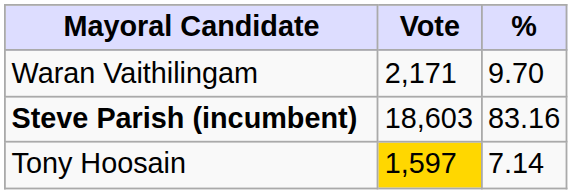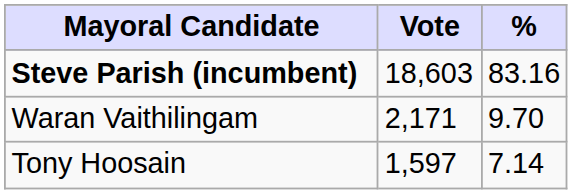rows swapped: (184, 118) <-> (135, 73)
(421, 164) gold background -> (421, 164) no background
